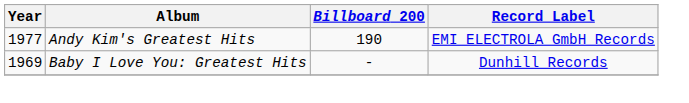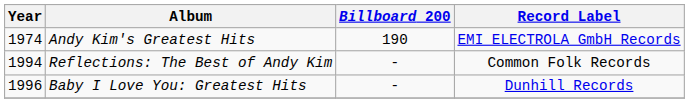(25, 40) 1977 -> (25, 40) 1974
+ row: (191, 63)
(25, 63) 1969 -> (25, 86) 1996
